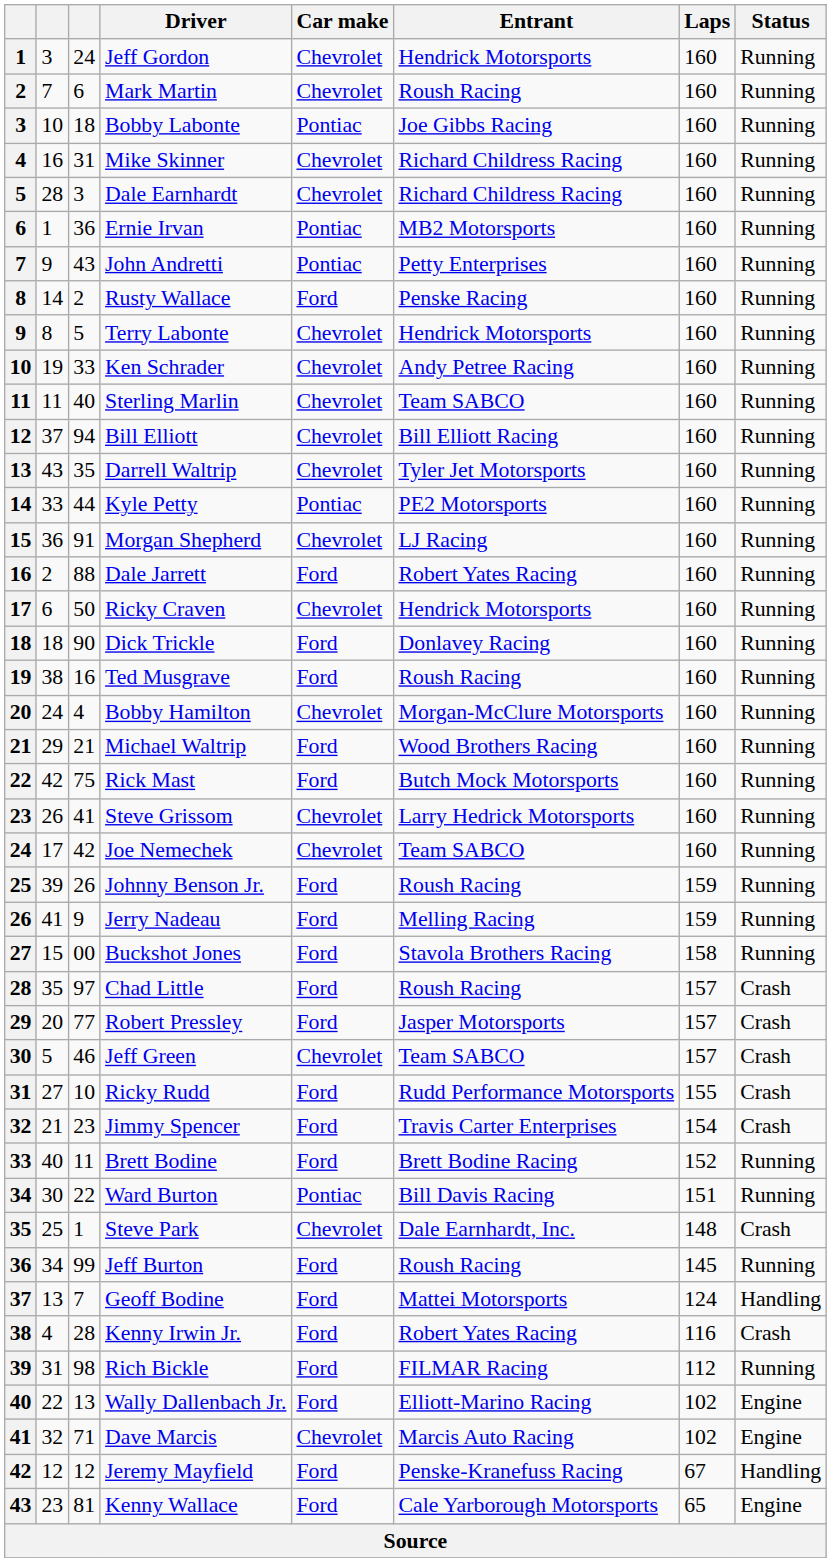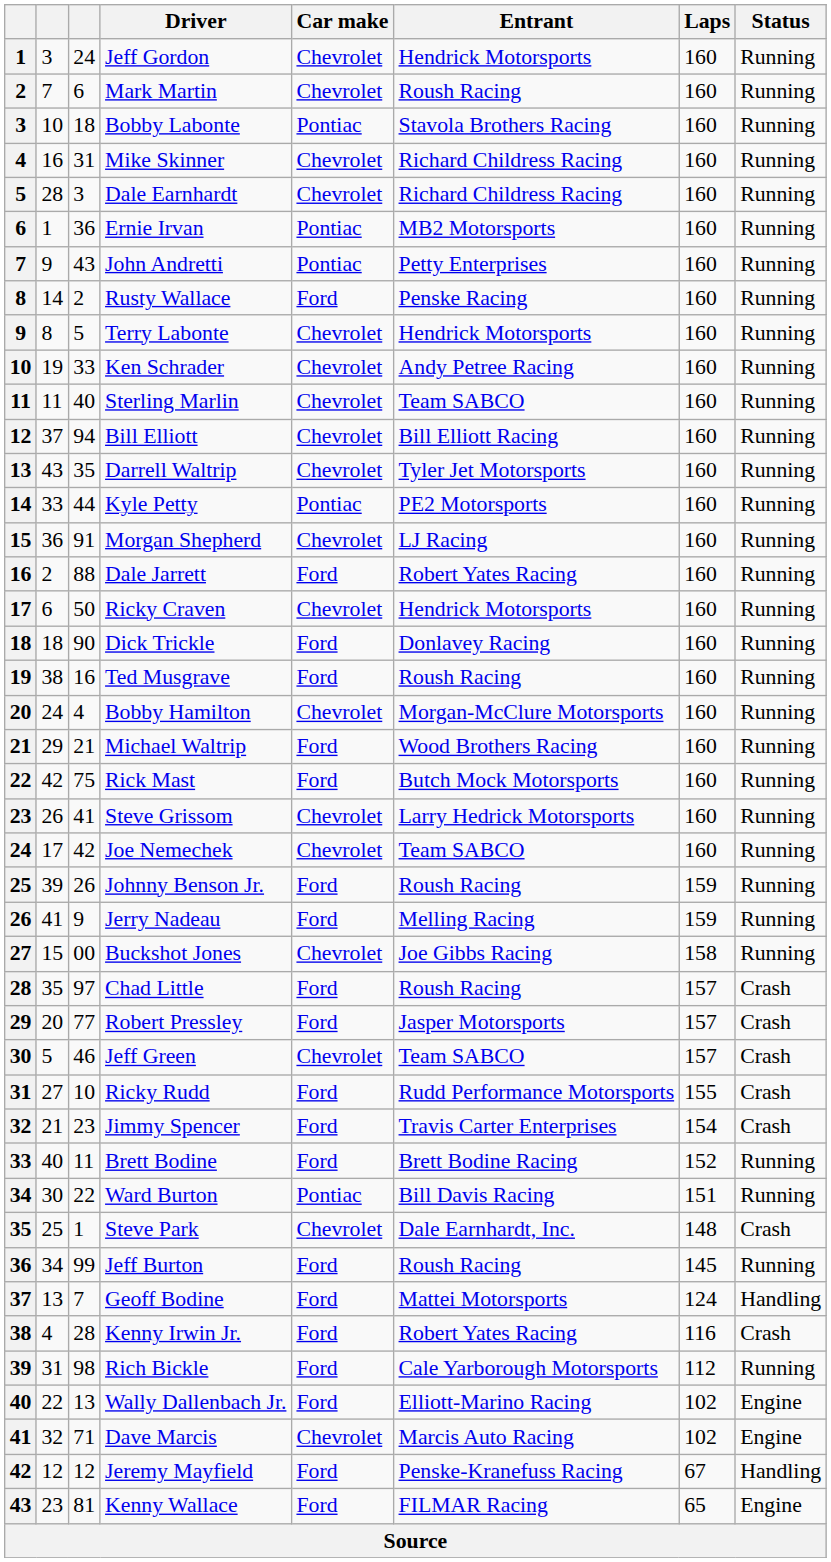(475, 125) Joe Gibbs Racing -> (505, 125) Stavola Brothers Racing
(317, 953) Ford -> (339, 953) Chevrolet
(505, 953) Stavola Brothers Racing -> (475, 953) Joe Gibbs Racing
(473, 1367) FILMAR Racing -> (528, 1367) Cale Yarborough Motorsports
(528, 1505) Cale Yarborough Motorsports -> (473, 1505) FILMAR Racing
